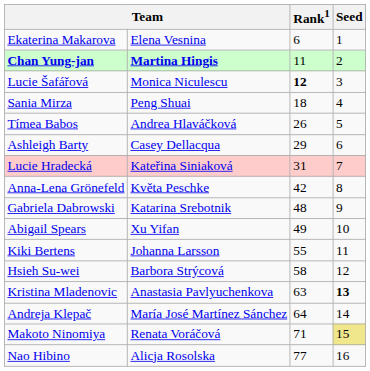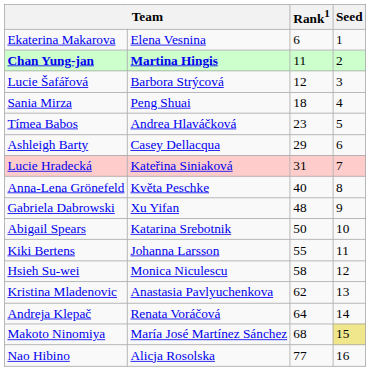(179, 81) Monica Niculescu -> (177, 81) Barbora Strýcová
(300, 81) bold -> (300, 81) normal
(300, 123) 26 -> (300, 123) 23
(300, 187) 42 -> (300, 187) 40
(181, 208) Katarina Srebotnik -> (155, 208) Xu Yifan
(155, 229) Xu Yifan -> (181, 229) Katarina Srebotnik
(300, 229) 49 -> (300, 229) 50
(177, 271) Barbora Strýcová -> (179, 271) Monica Niculescu
(300, 292) 63 -> (300, 292) 62
(343, 292) bold -> (343, 292) normal
(209, 313) María José Martínez Sánchez -> (175, 313) Renata Voráčová
(175, 334) Renata Voráčová -> (209, 334) María José Martínez Sánchez
(300, 334) 71 -> (300, 334) 68
